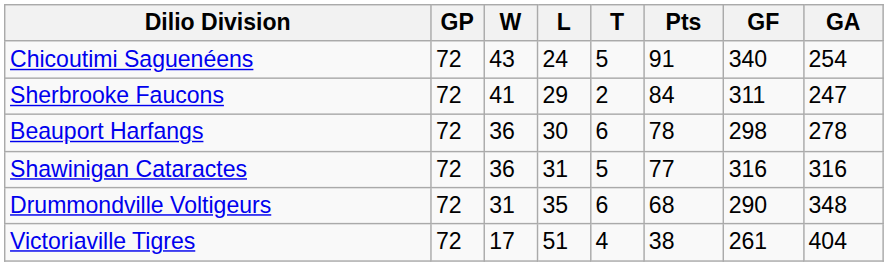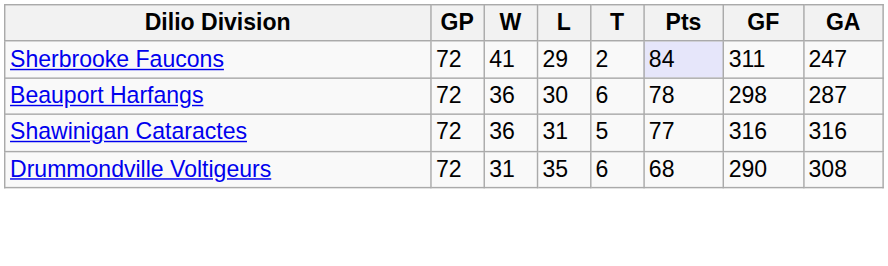- row: (132, 59)
(662, 95) no background -> (662, 59) lavender background
(828, 132) 278 -> (828, 95) 287
(828, 205) 348 -> (828, 168) 308
- row: (103, 242)
